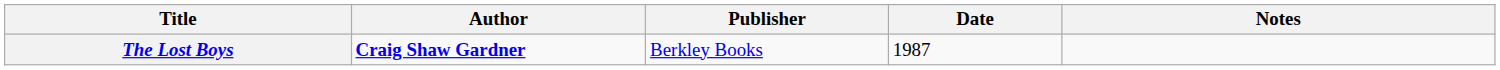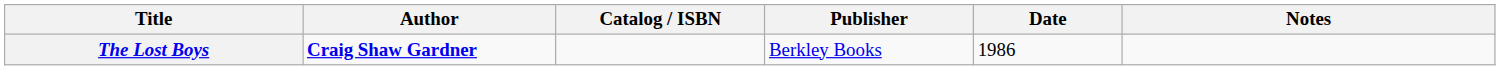+ column: (660, 19)
(912, 49) 1987 -> (997, 49) 1986
